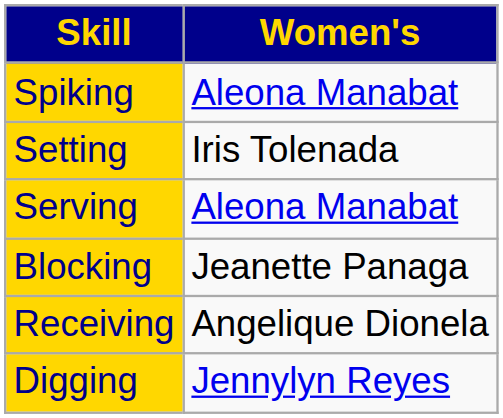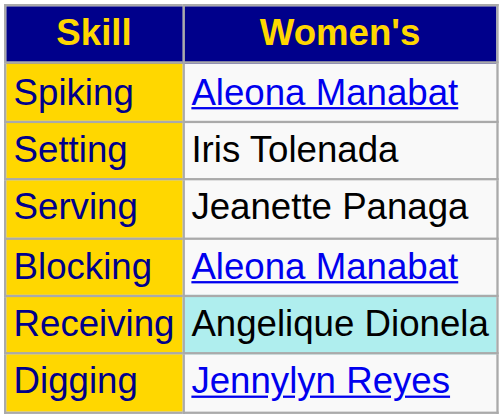(325, 207) Aleona Manabat -> (330, 207) Jeanette Panaga
(330, 265) Jeanette Panaga -> (325, 265) Aleona Manabat
(340, 324) no background -> (340, 324) paleturquoise background
